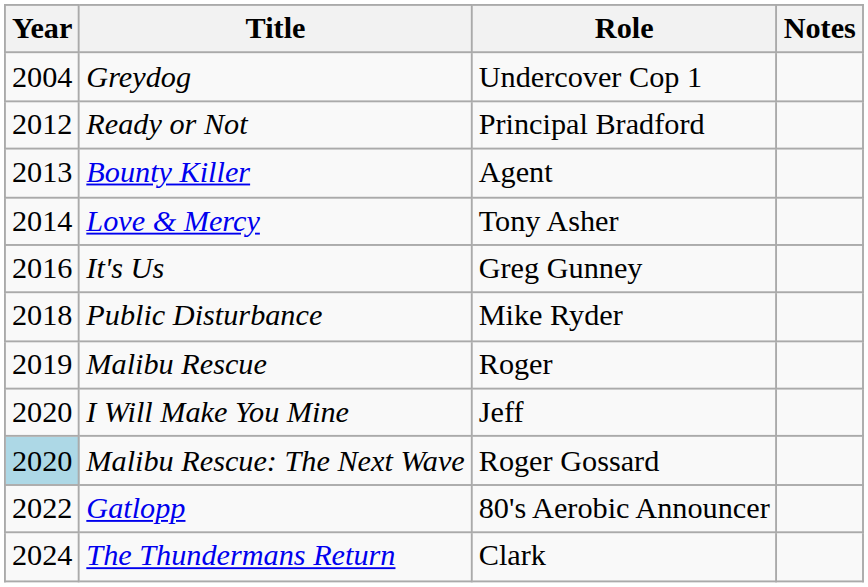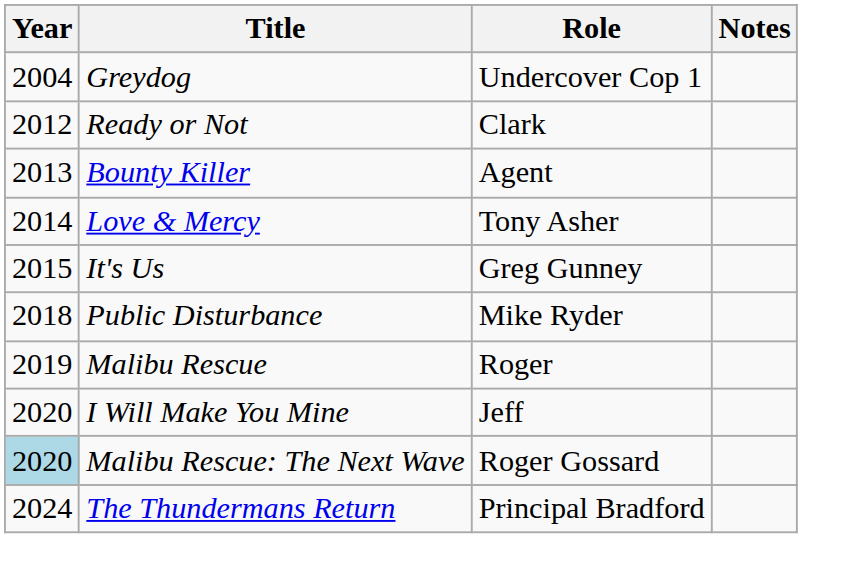(592, 124) Principal Bradford -> (512, 124) Clark
(42, 268) 2016 -> (42, 268) 2015
- row: (136, 508)
(512, 556) Clark -> (592, 508) Principal Bradford
